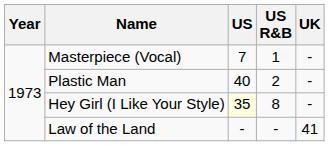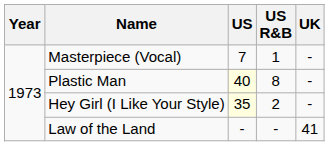(242, 81) no background -> (242, 81) lightyellow background
(276, 81) 2 -> (276, 81) 8
(276, 104) 8 -> (276, 104) 2
